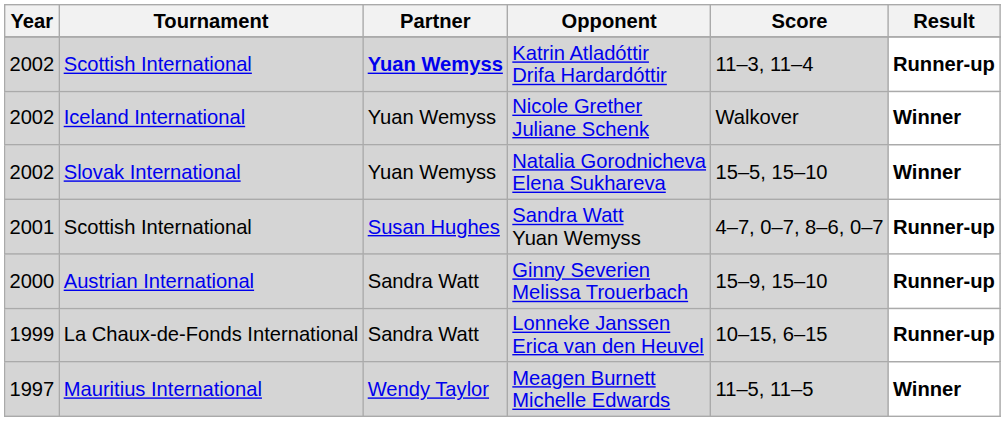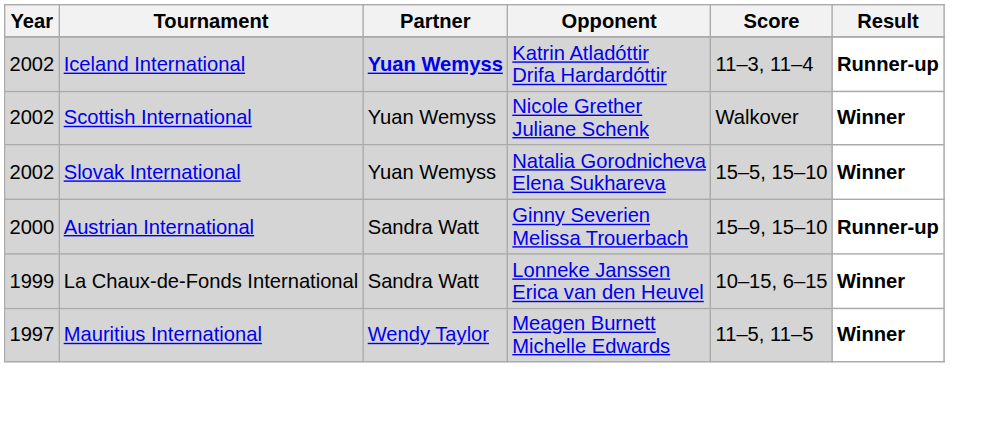(158, 64) Scottish International -> (154, 64) Iceland International
(154, 118) Iceland International -> (158, 118) Scottish International
- row: (577, 227)
(944, 335) Runner-up -> (871, 281) Winner
